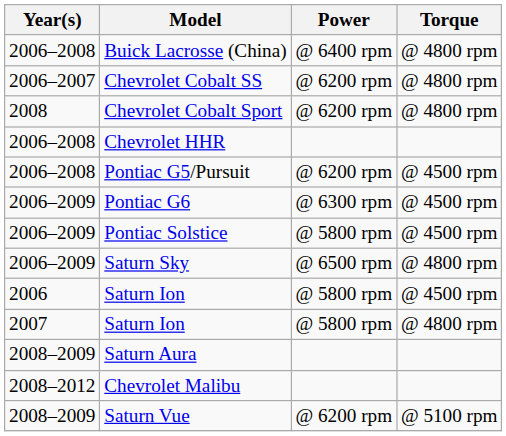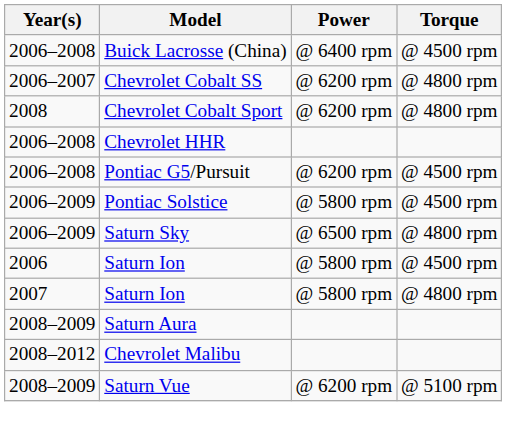(449, 50) @ 4800 rpm -> (449, 50) @ 4500 rpm
- row: (52, 202)
